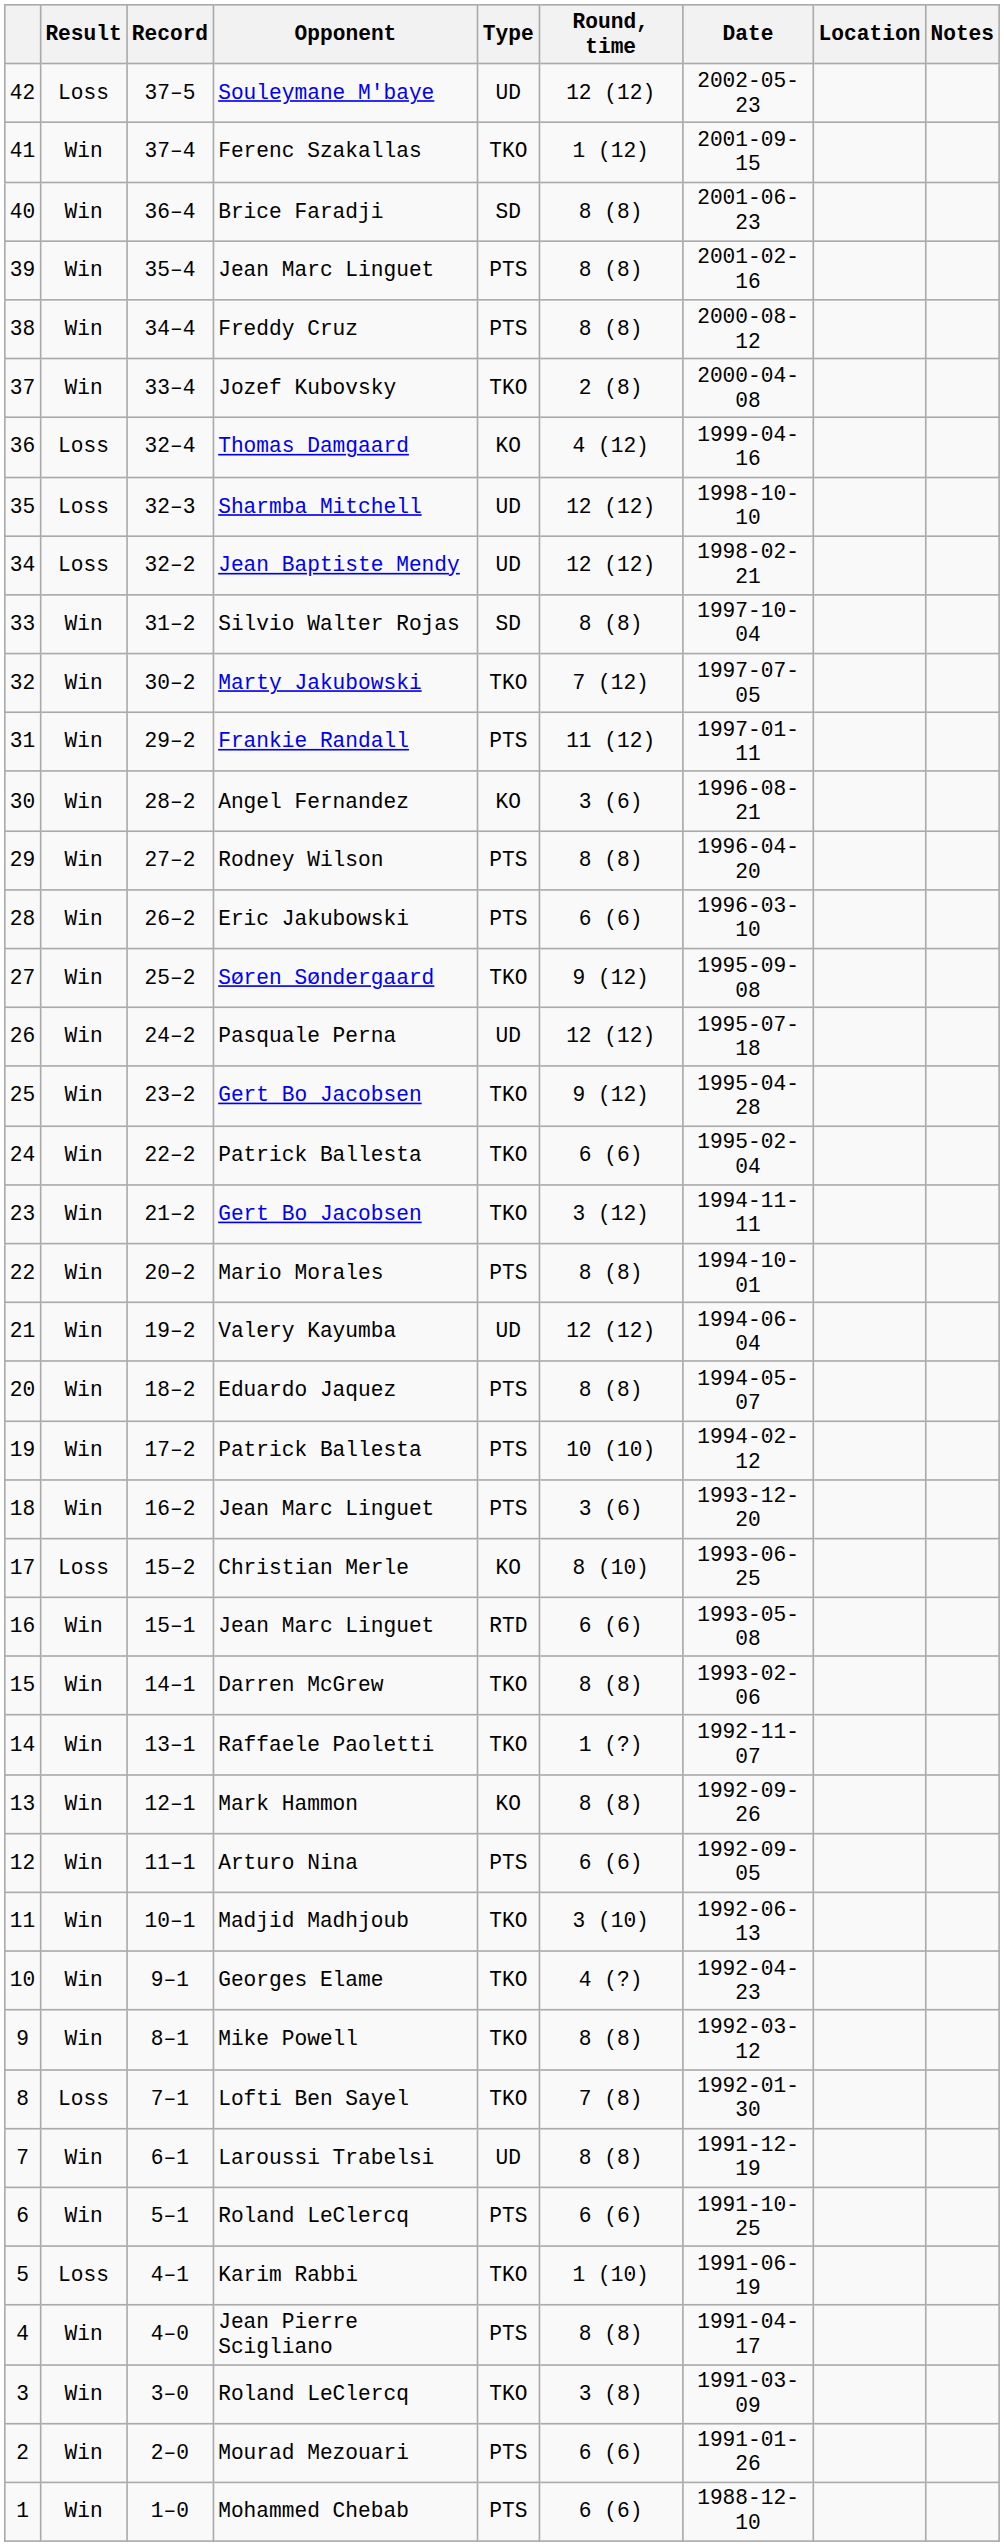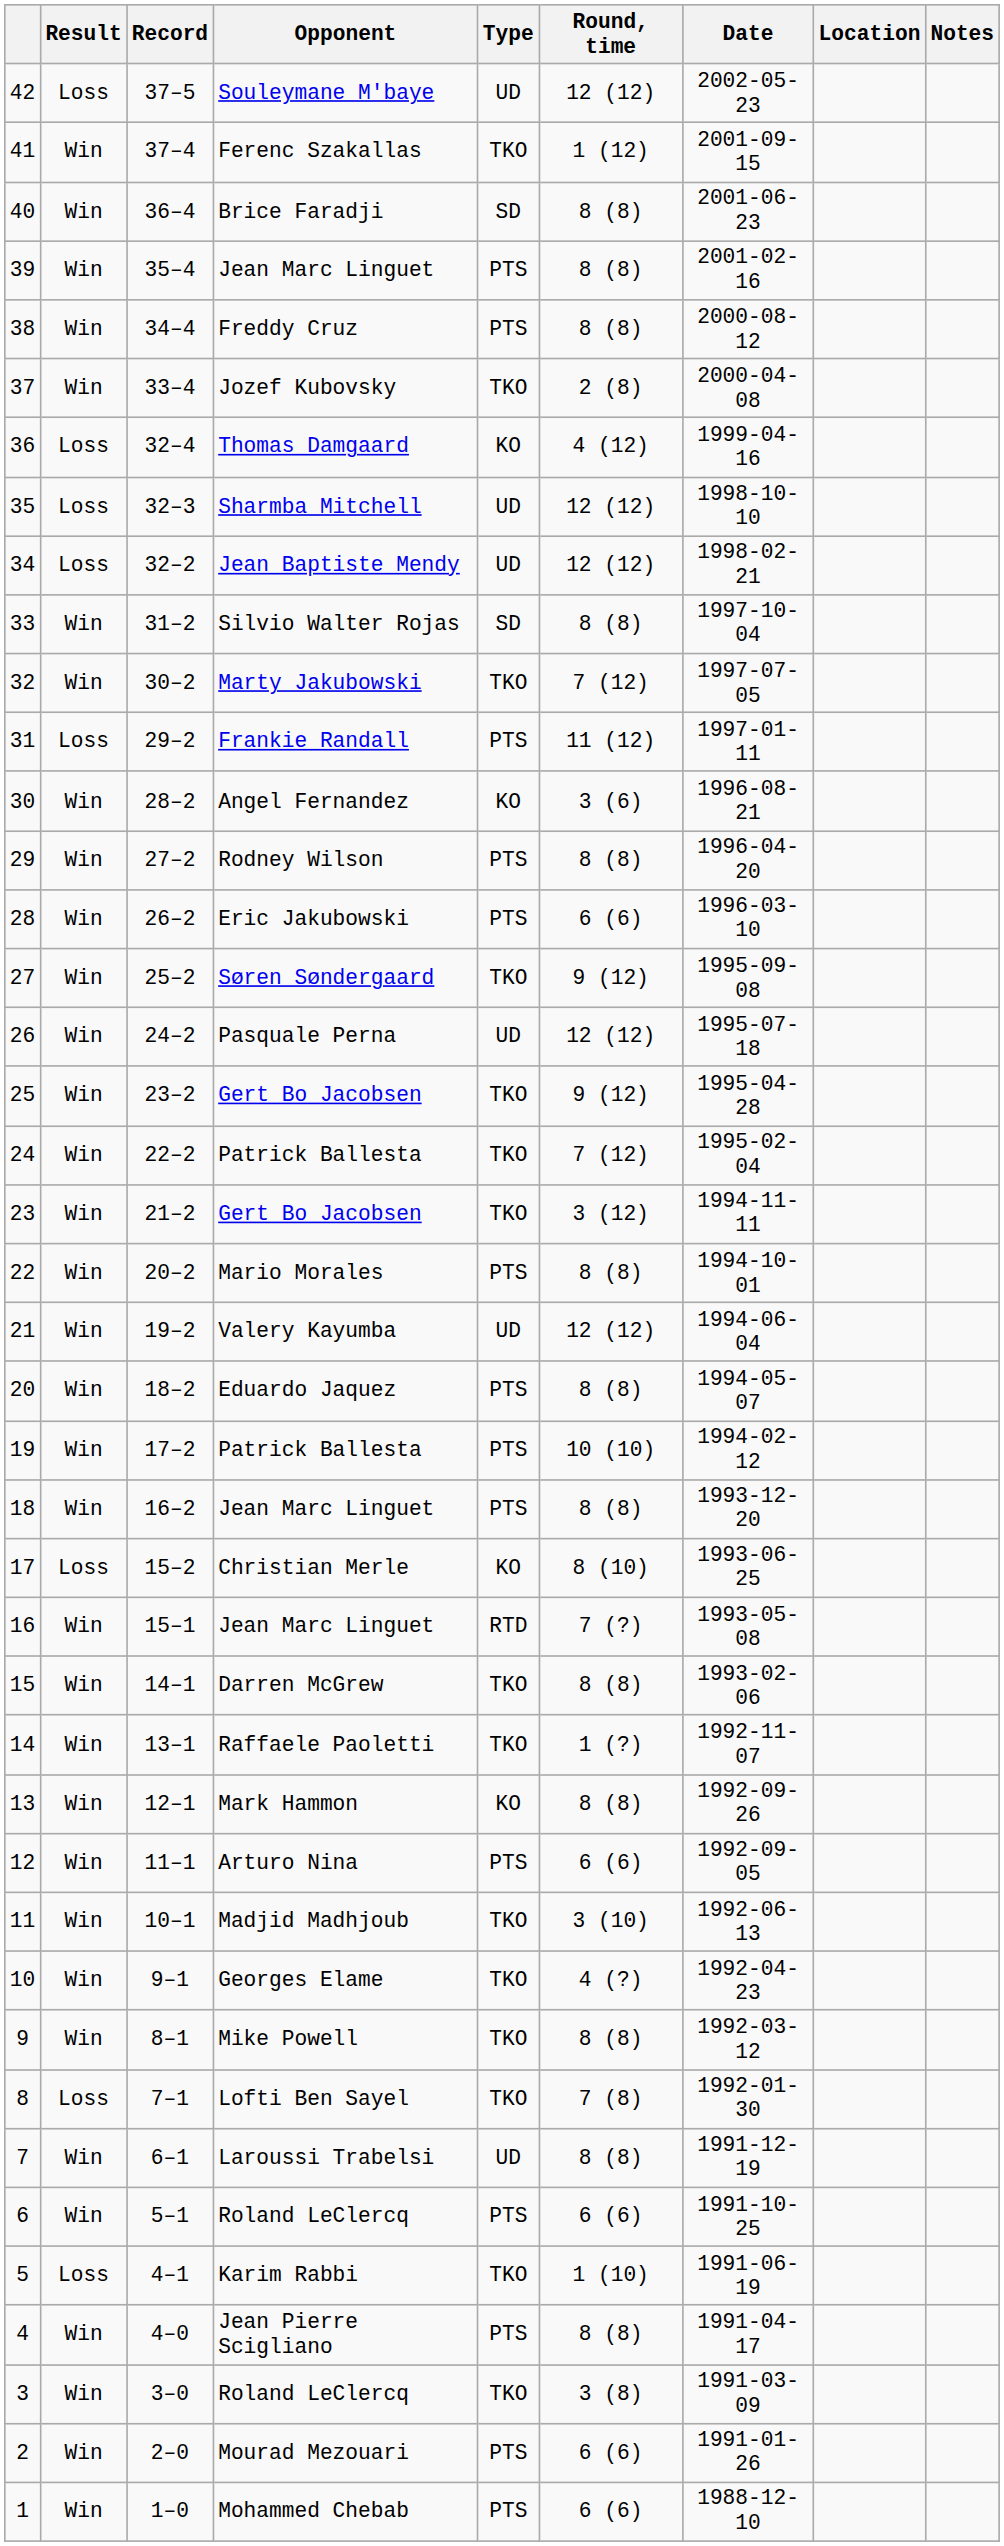(84, 742) Win -> (84, 742) Loss
(611, 1155) 6 (6) -> (611, 1155) 7 (12)
(611, 1509) 3 (6) -> (611, 1509) 8 (8)
(611, 1627) 6 (6) -> (611, 1627) 7 (?)
